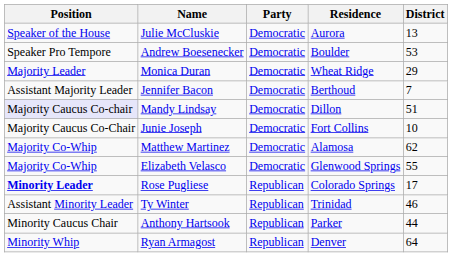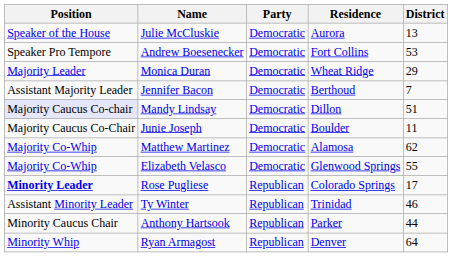(330, 52) Boulder -> (339, 52) Fort Collins
(339, 128) Fort Collins -> (330, 128) Boulder
(412, 128) 10 -> (412, 128) 11
